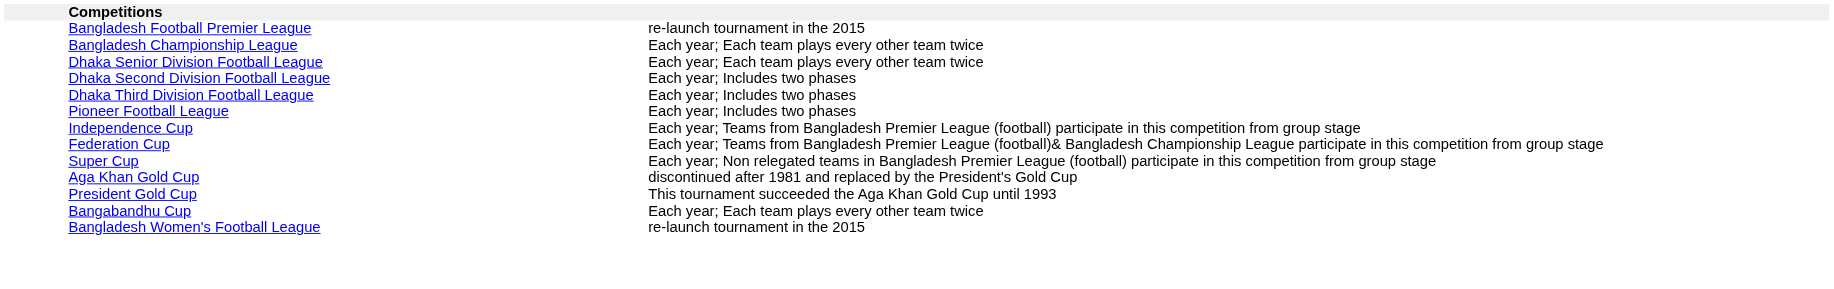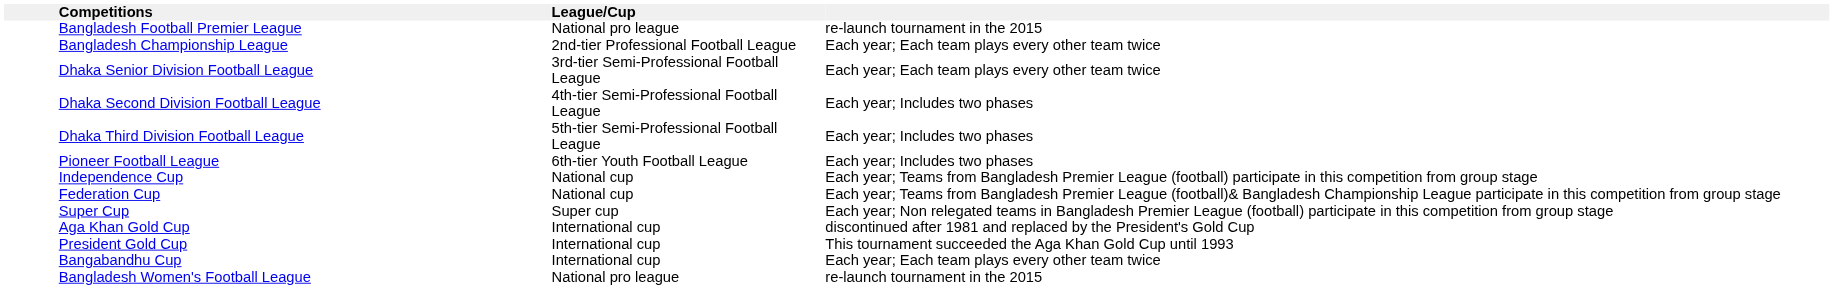+ column: (594, 12)
